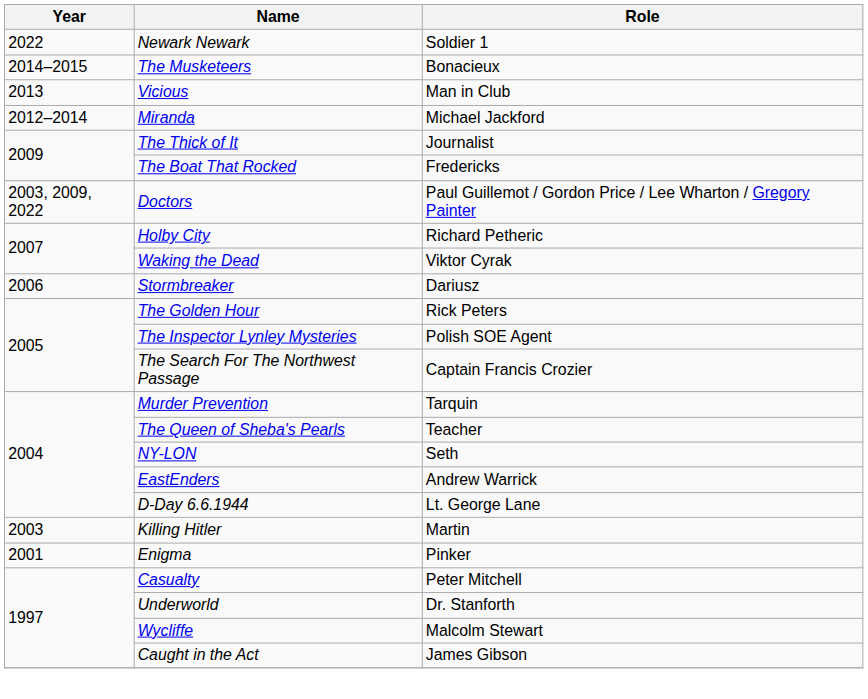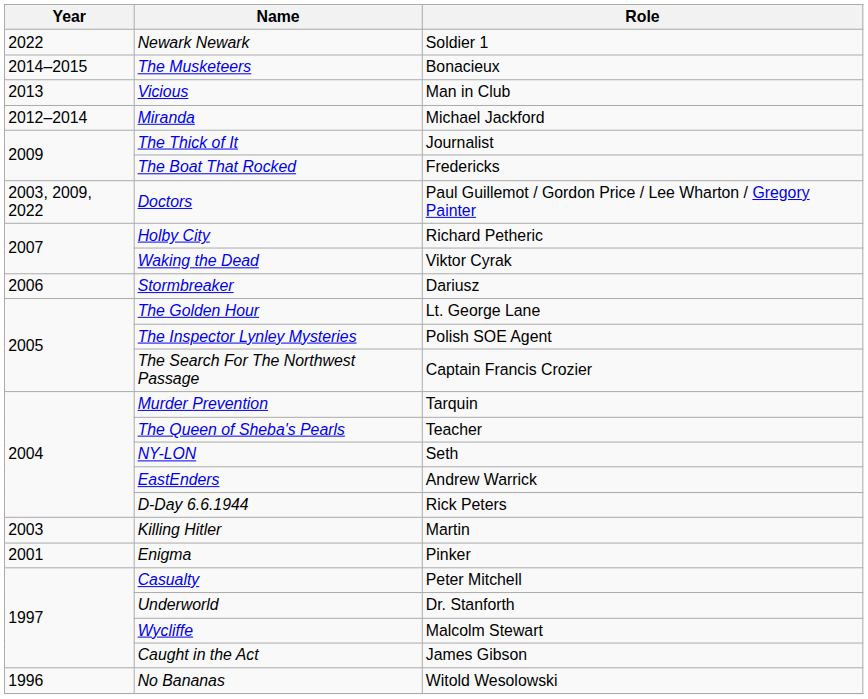(466, 311) Rick Peters -> (483, 311) Lt. George Lane
(483, 504) Lt. George Lane -> (466, 504) Rick Peters
+ row: (181, 680)
